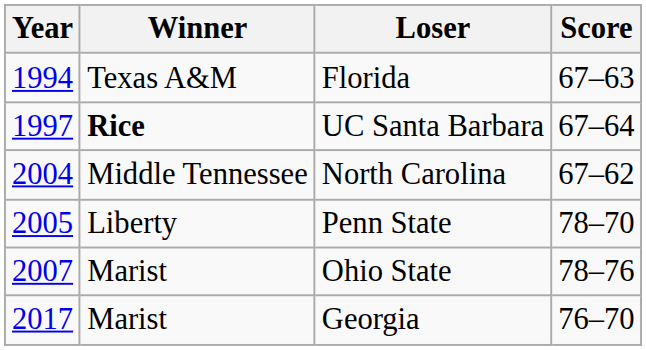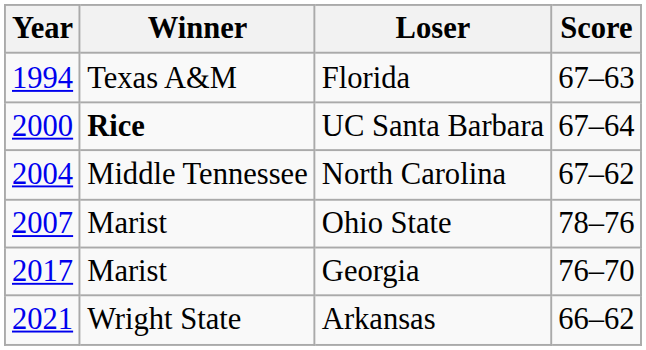(43, 125) 1997 -> (43, 125) 2000
- row: (387, 222)
+ row: (379, 319)
